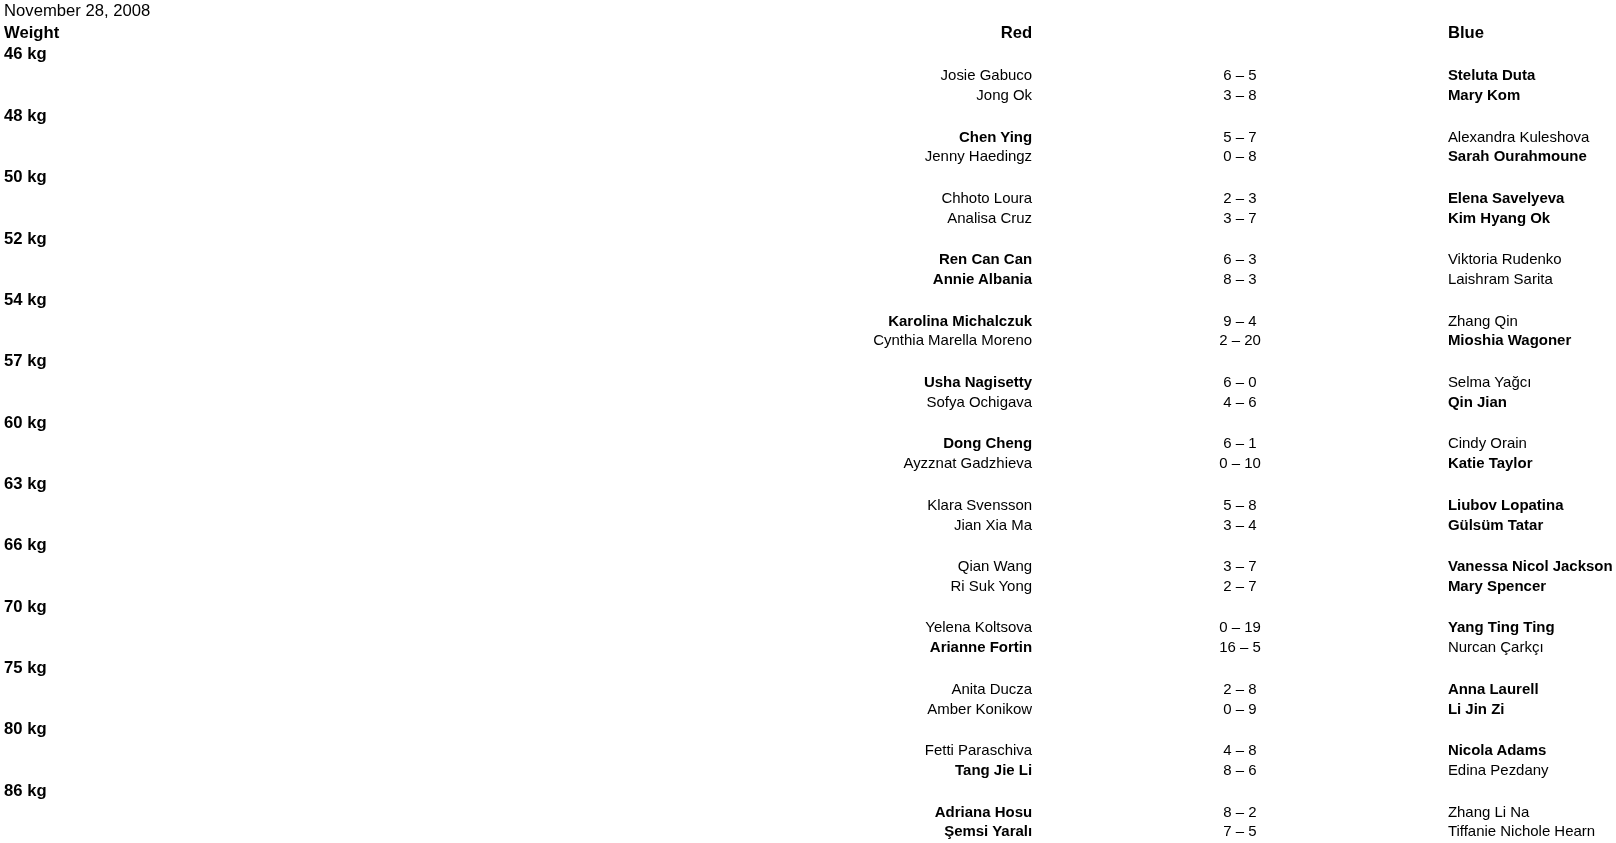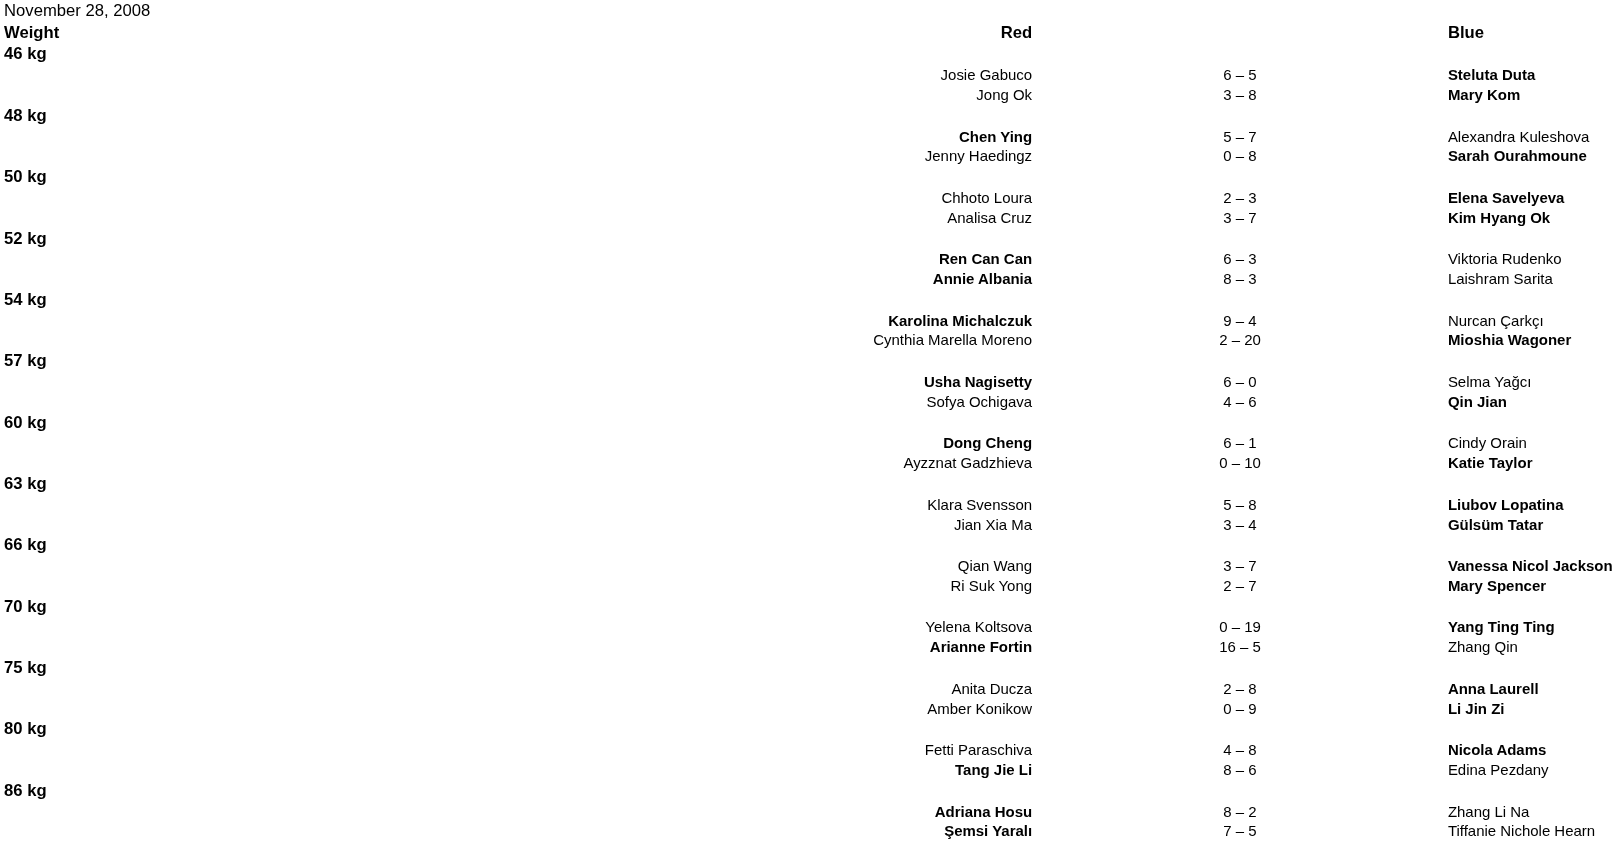(1483, 320) Zhang Qin -> (1496, 320) Nurcan Çarkçı
(1496, 647) Nurcan Çarkçı -> (1483, 647) Zhang Qin
